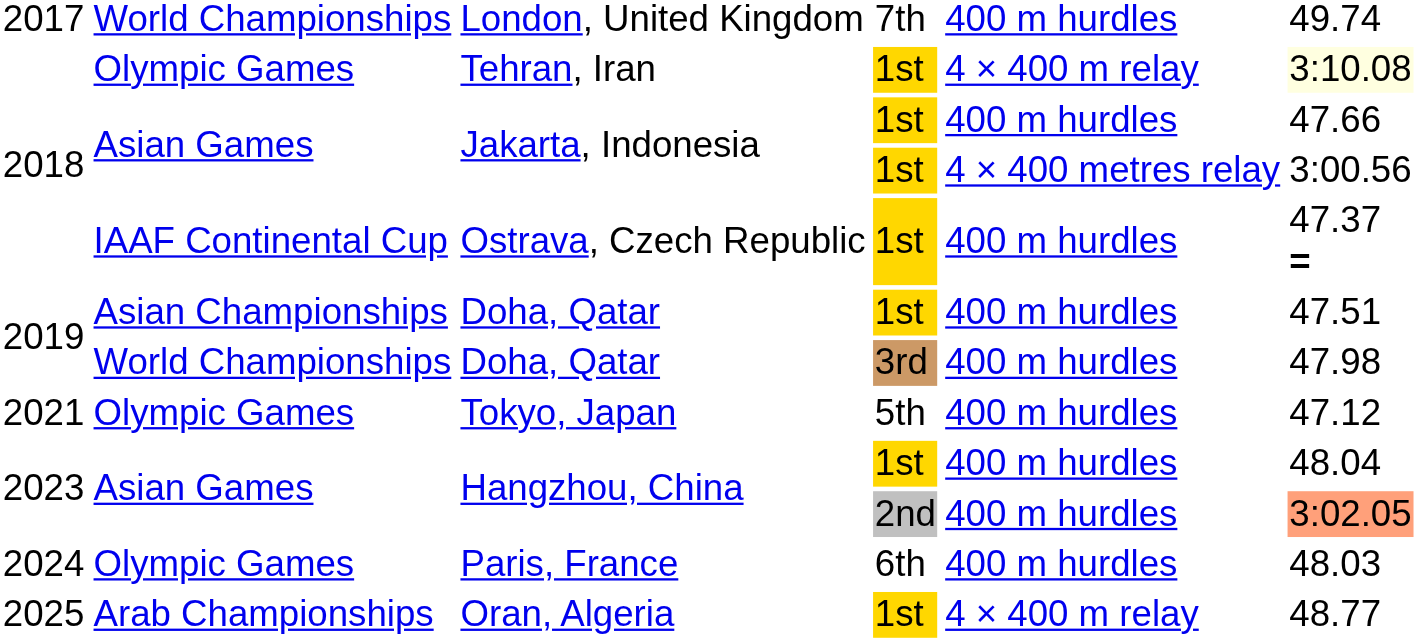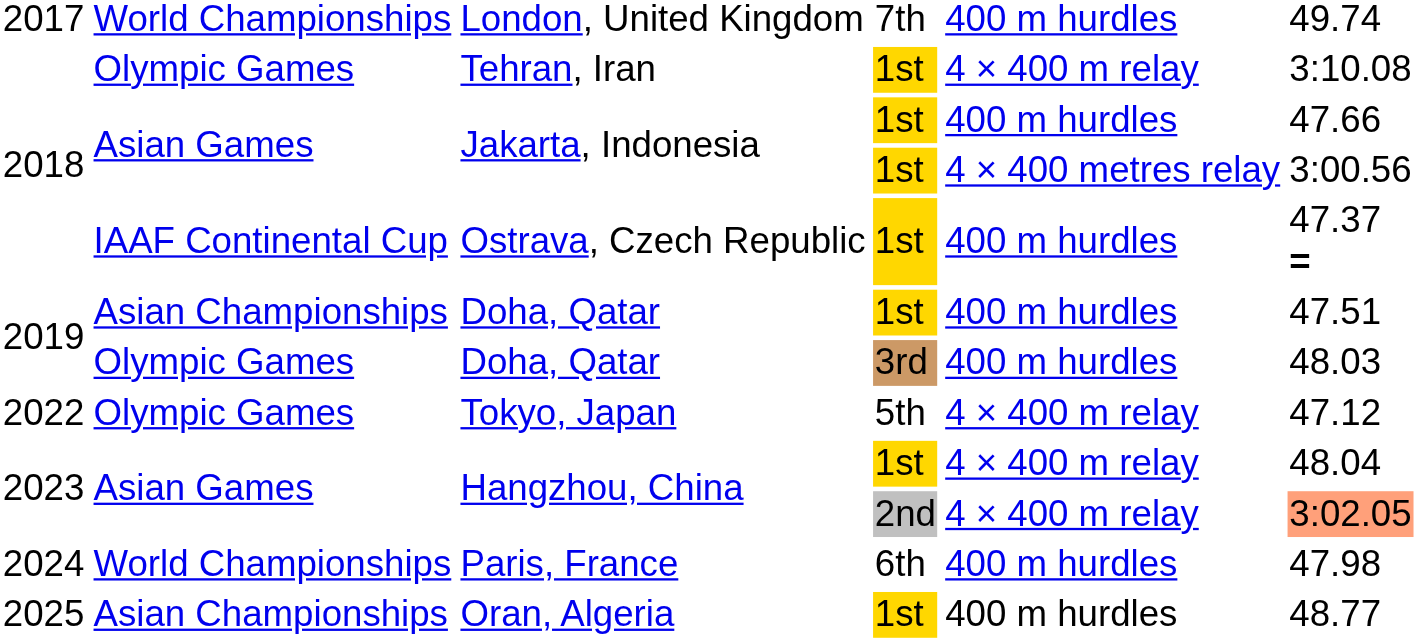(1350, 69) lightyellow background -> (1350, 69) no background
(272, 362) World Championships -> (224, 362) Olympic Games
(1335, 362) 47.98 -> (1335, 362) 48.03
(44, 412) 2021 -> (44, 412) 2022
(1061, 412) 400 m hurdles -> (1072, 412) 4 × 400 m relay
(1061, 463) 400 m hurdles -> (1072, 463) 4 × 400 m relay
(1061, 513) 400 m hurdles -> (1072, 513) 4 × 400 m relay
(224, 563) Olympic Games -> (272, 563) World Championships
(1335, 563) 48.03 -> (1335, 563) 47.98
(264, 614) Arab Championships -> (271, 614) Asian Championships
(1072, 614) 4 × 400 m relay -> (1061, 614) 400 m hurdles
